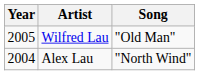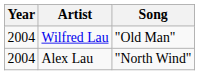(21, 37) 2005 -> (21, 37) 2004
